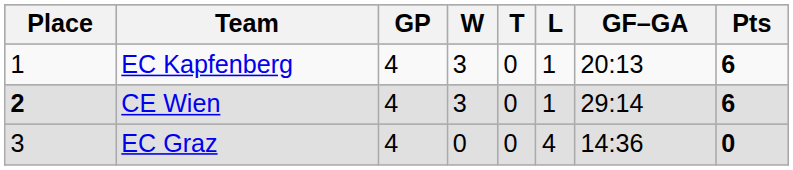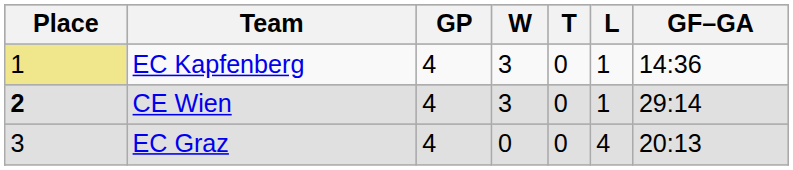- column: (752, 24)
(18, 64) no background -> (18, 64) khaki background
(612, 64) 20:13 -> (670, 64) 14:36
(612, 143) 14:36 -> (670, 143) 20:13
